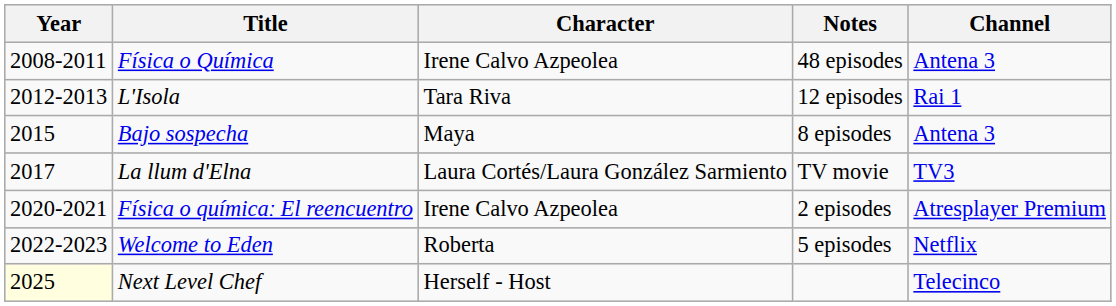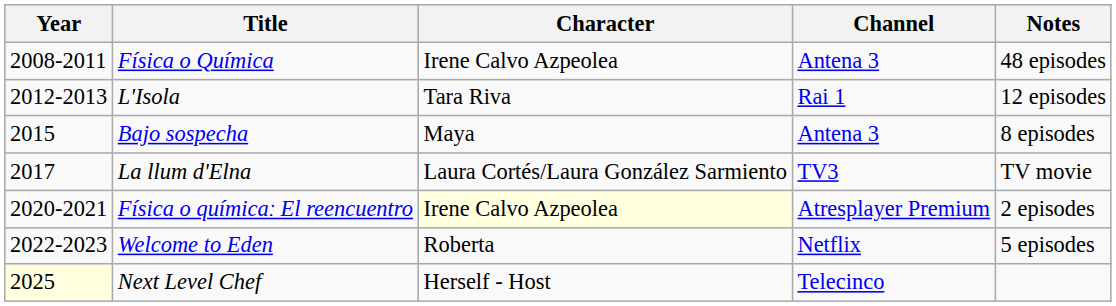columns swapped: (1010, 23) <-> (850, 23)
(521, 208) no background -> (521, 208) lightyellow background
